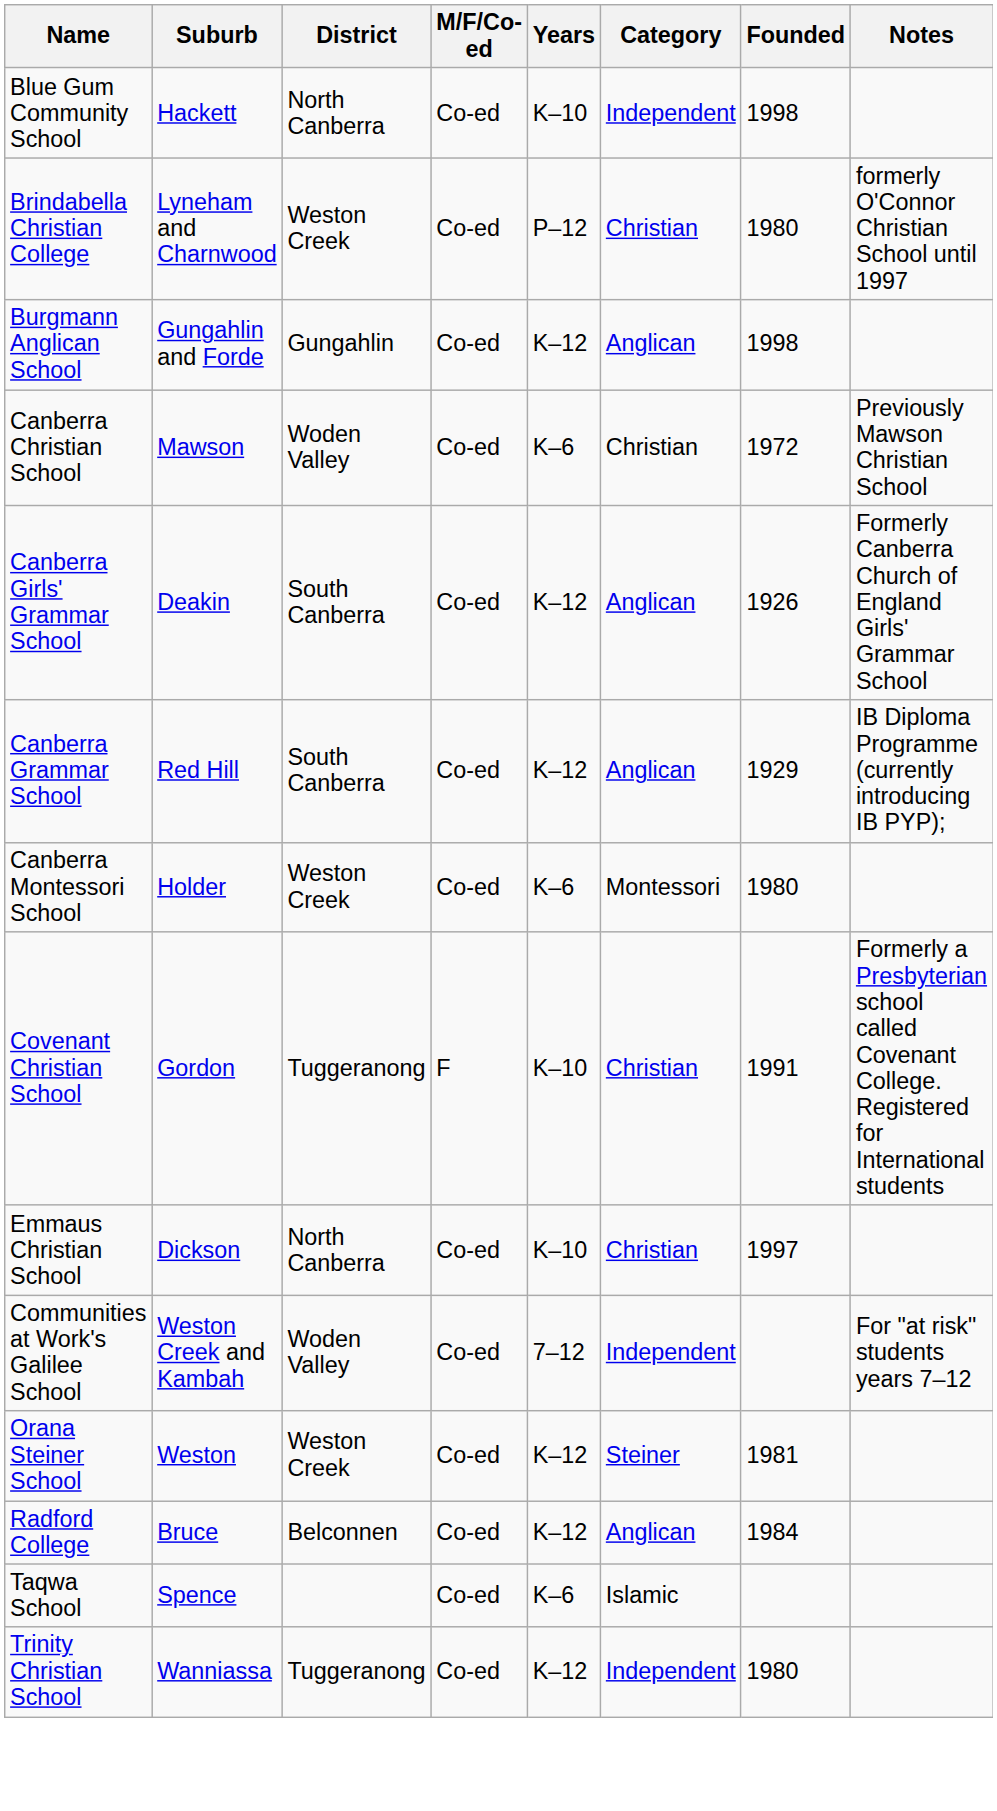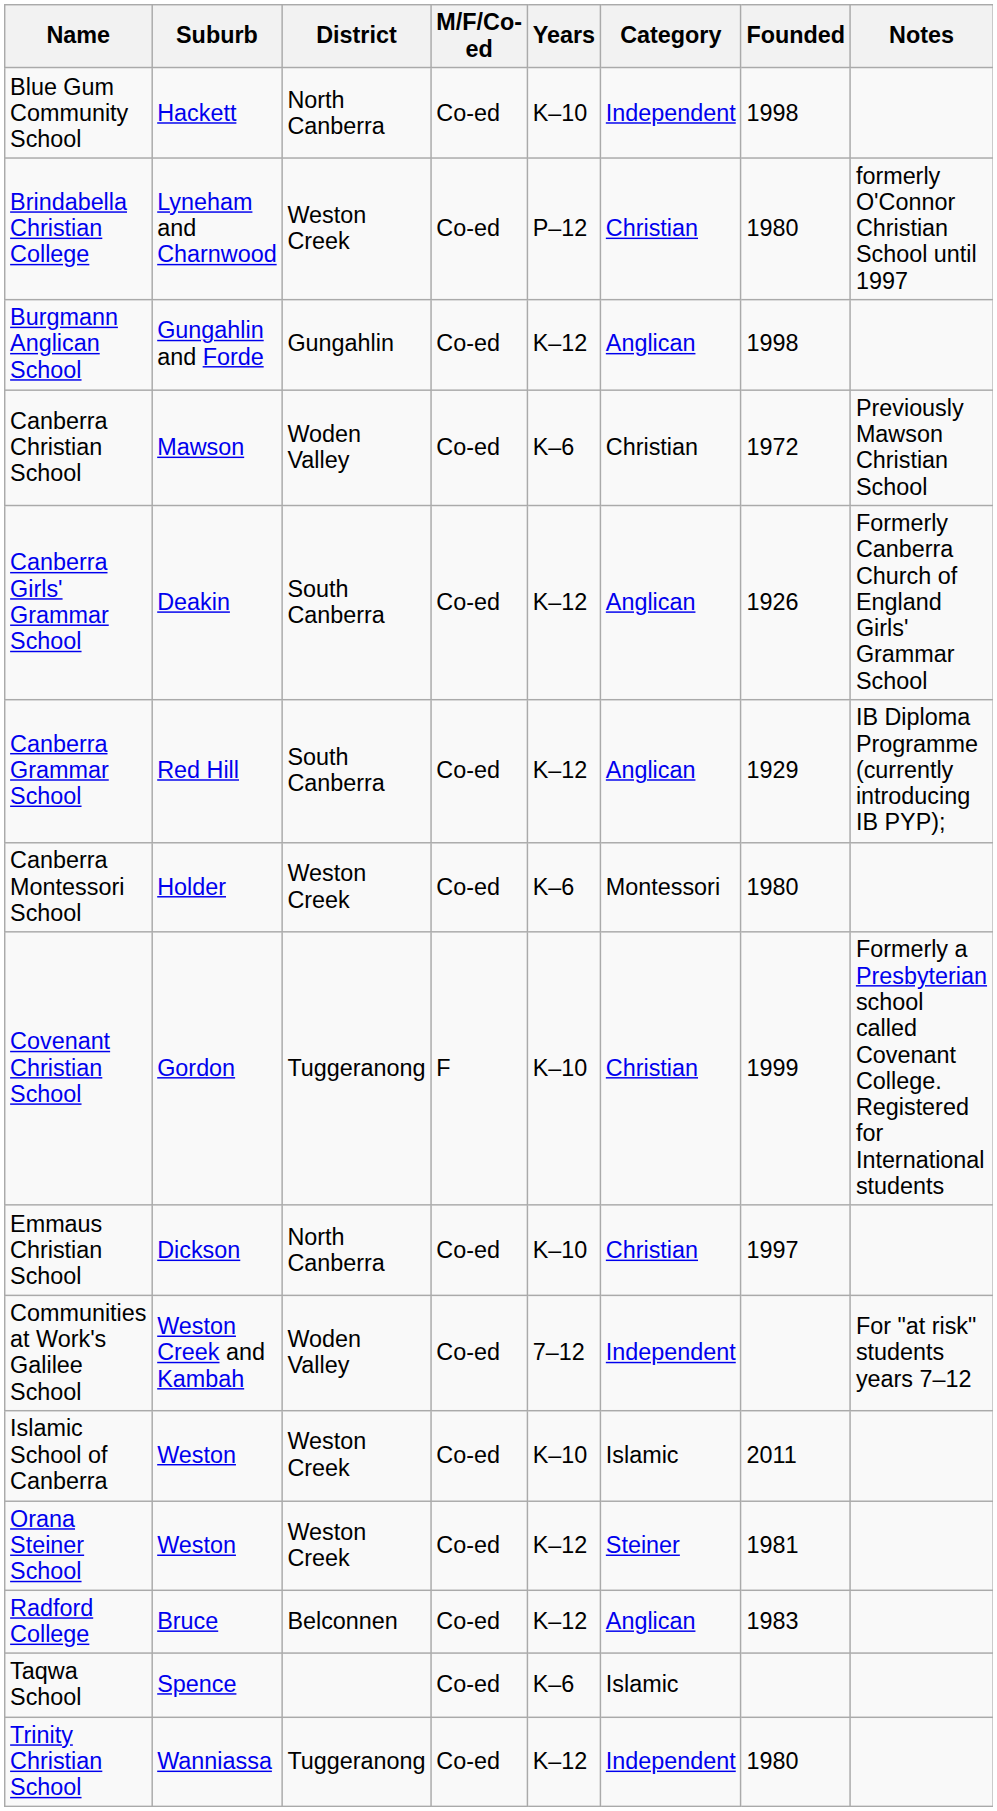(773, 1068) 1991 -> (773, 1068) 1999
+ row: (59, 1455)
(773, 1531) 1984 -> (773, 1621) 1983
